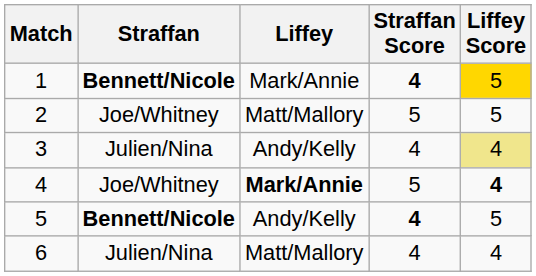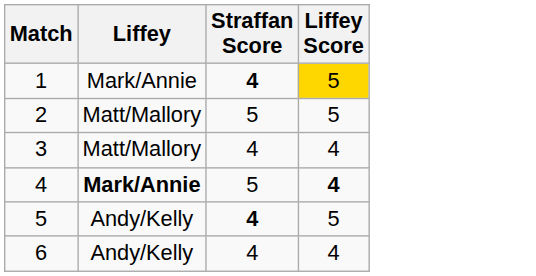- column: (159, 33)
(304, 149) Andy/Kelly -> (142, 149) Matt/Mallory
(496, 149) khaki background -> (334, 149) no background
(304, 253) Matt/Mallory -> (142, 253) Andy/Kelly
